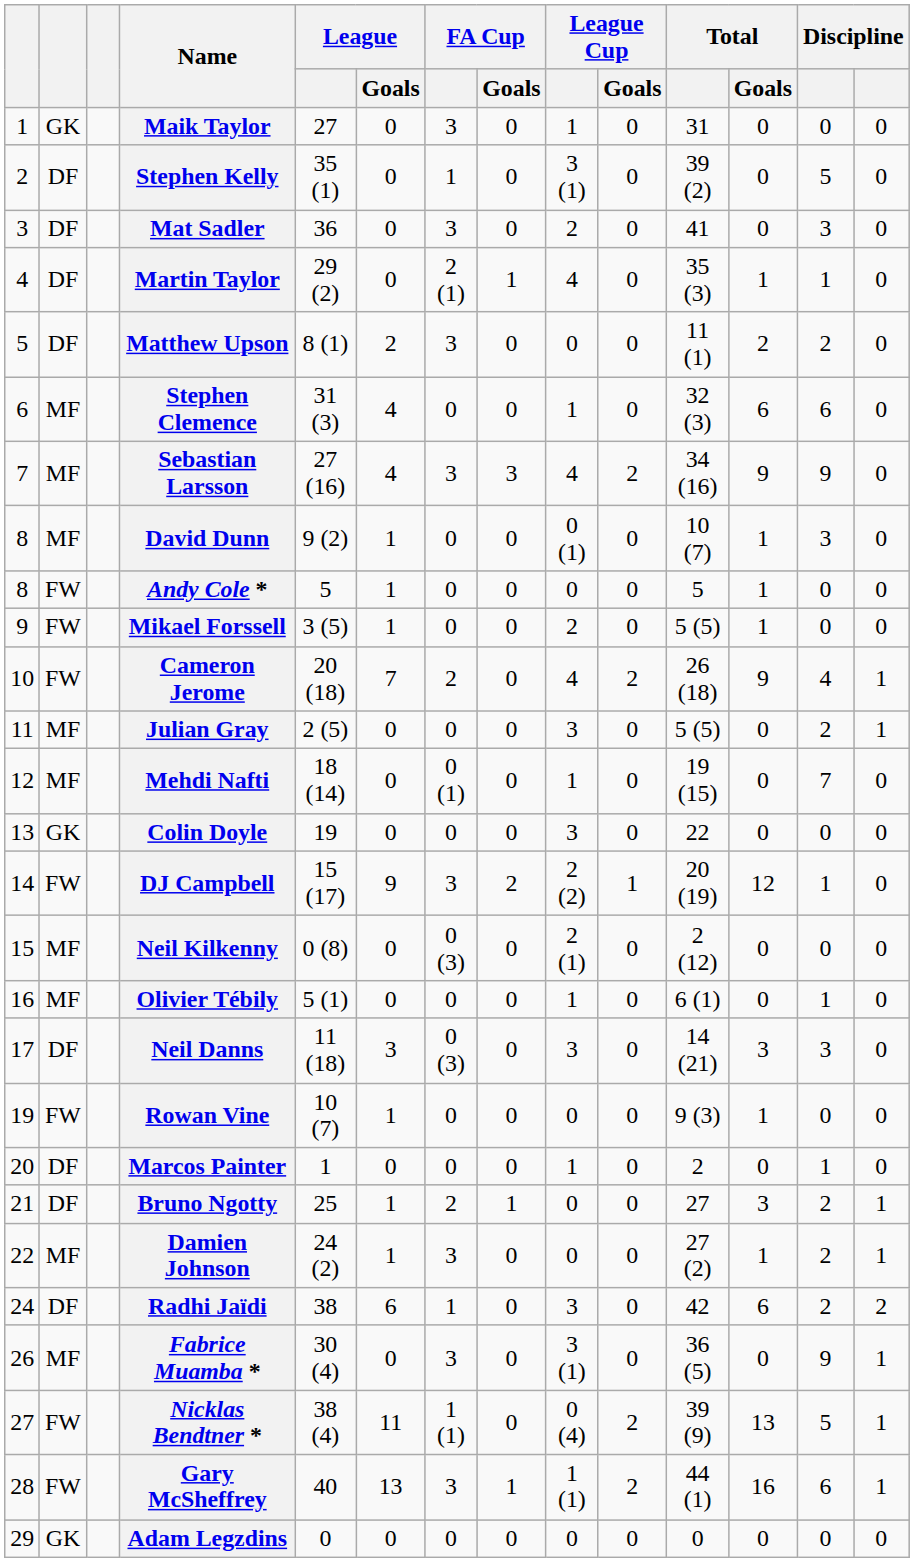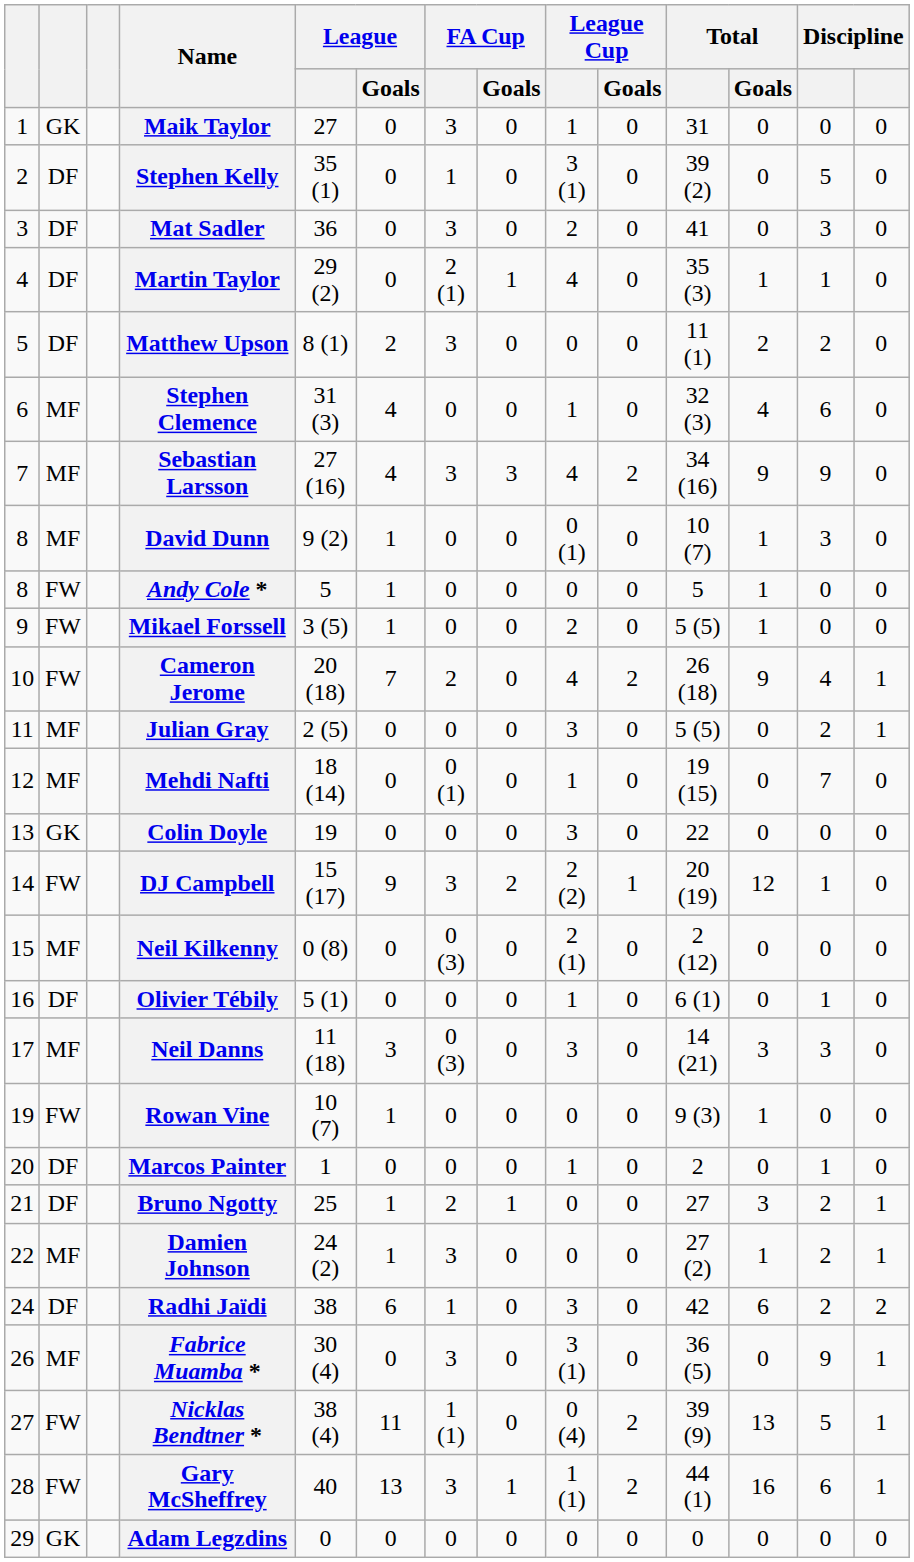(763, 408) 6 -> (763, 408) 4
(63, 998) MF -> (63, 998) DF
(63, 1050) DF -> (63, 1050) MF
